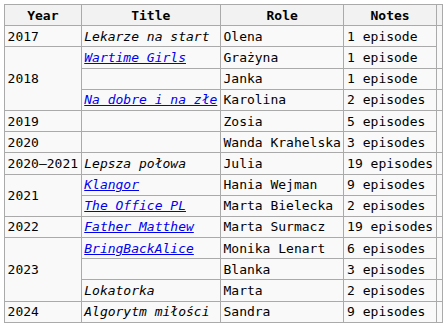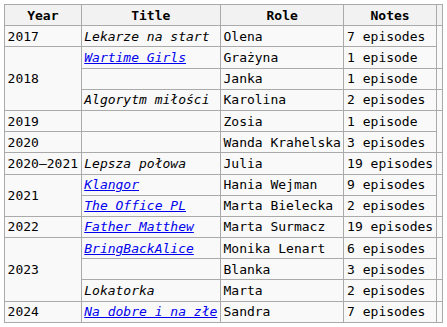(382, 36) 1 episode -> (386, 36) 7 episodes
(151, 100) Na dobre i na złe -> (147, 100) Algorytm miłości
(386, 121) 5 episodes -> (382, 121) 1 episode
(147, 312) Algorytm miłości -> (151, 312) Na dobre i na złe
(386, 312) 9 episodes -> (386, 312) 7 episodes
